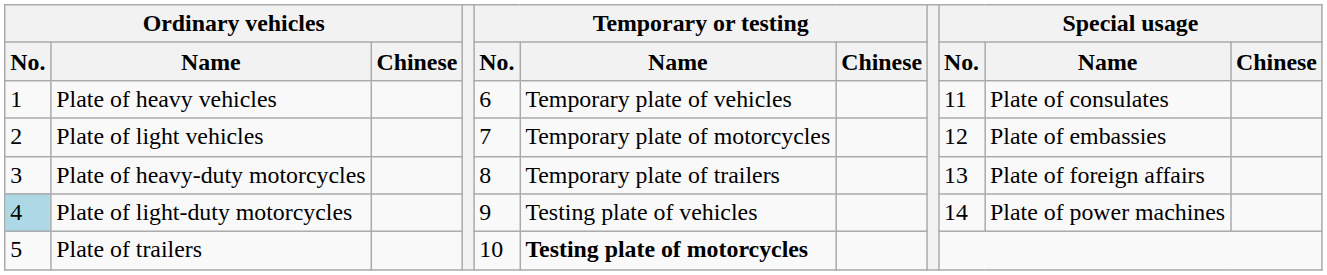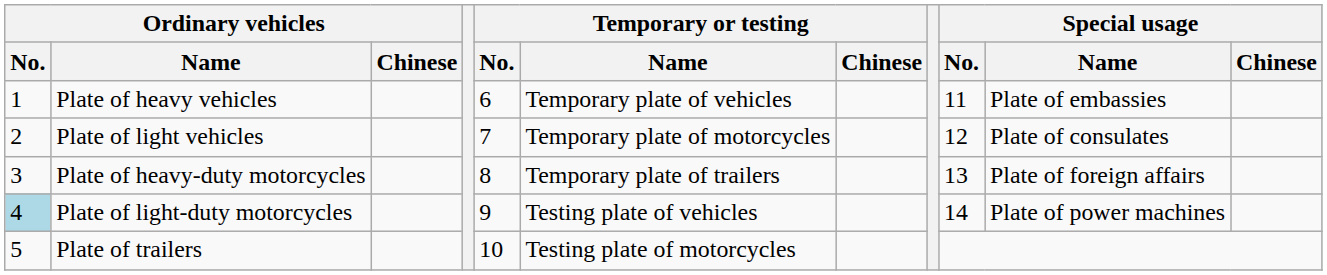(1079, 99) Plate of consulates -> (1078, 99) Plate of embassies
(1078, 136) Plate of embassies -> (1079, 136) Plate of consulates
(667, 250) bold -> (661, 250) normal
